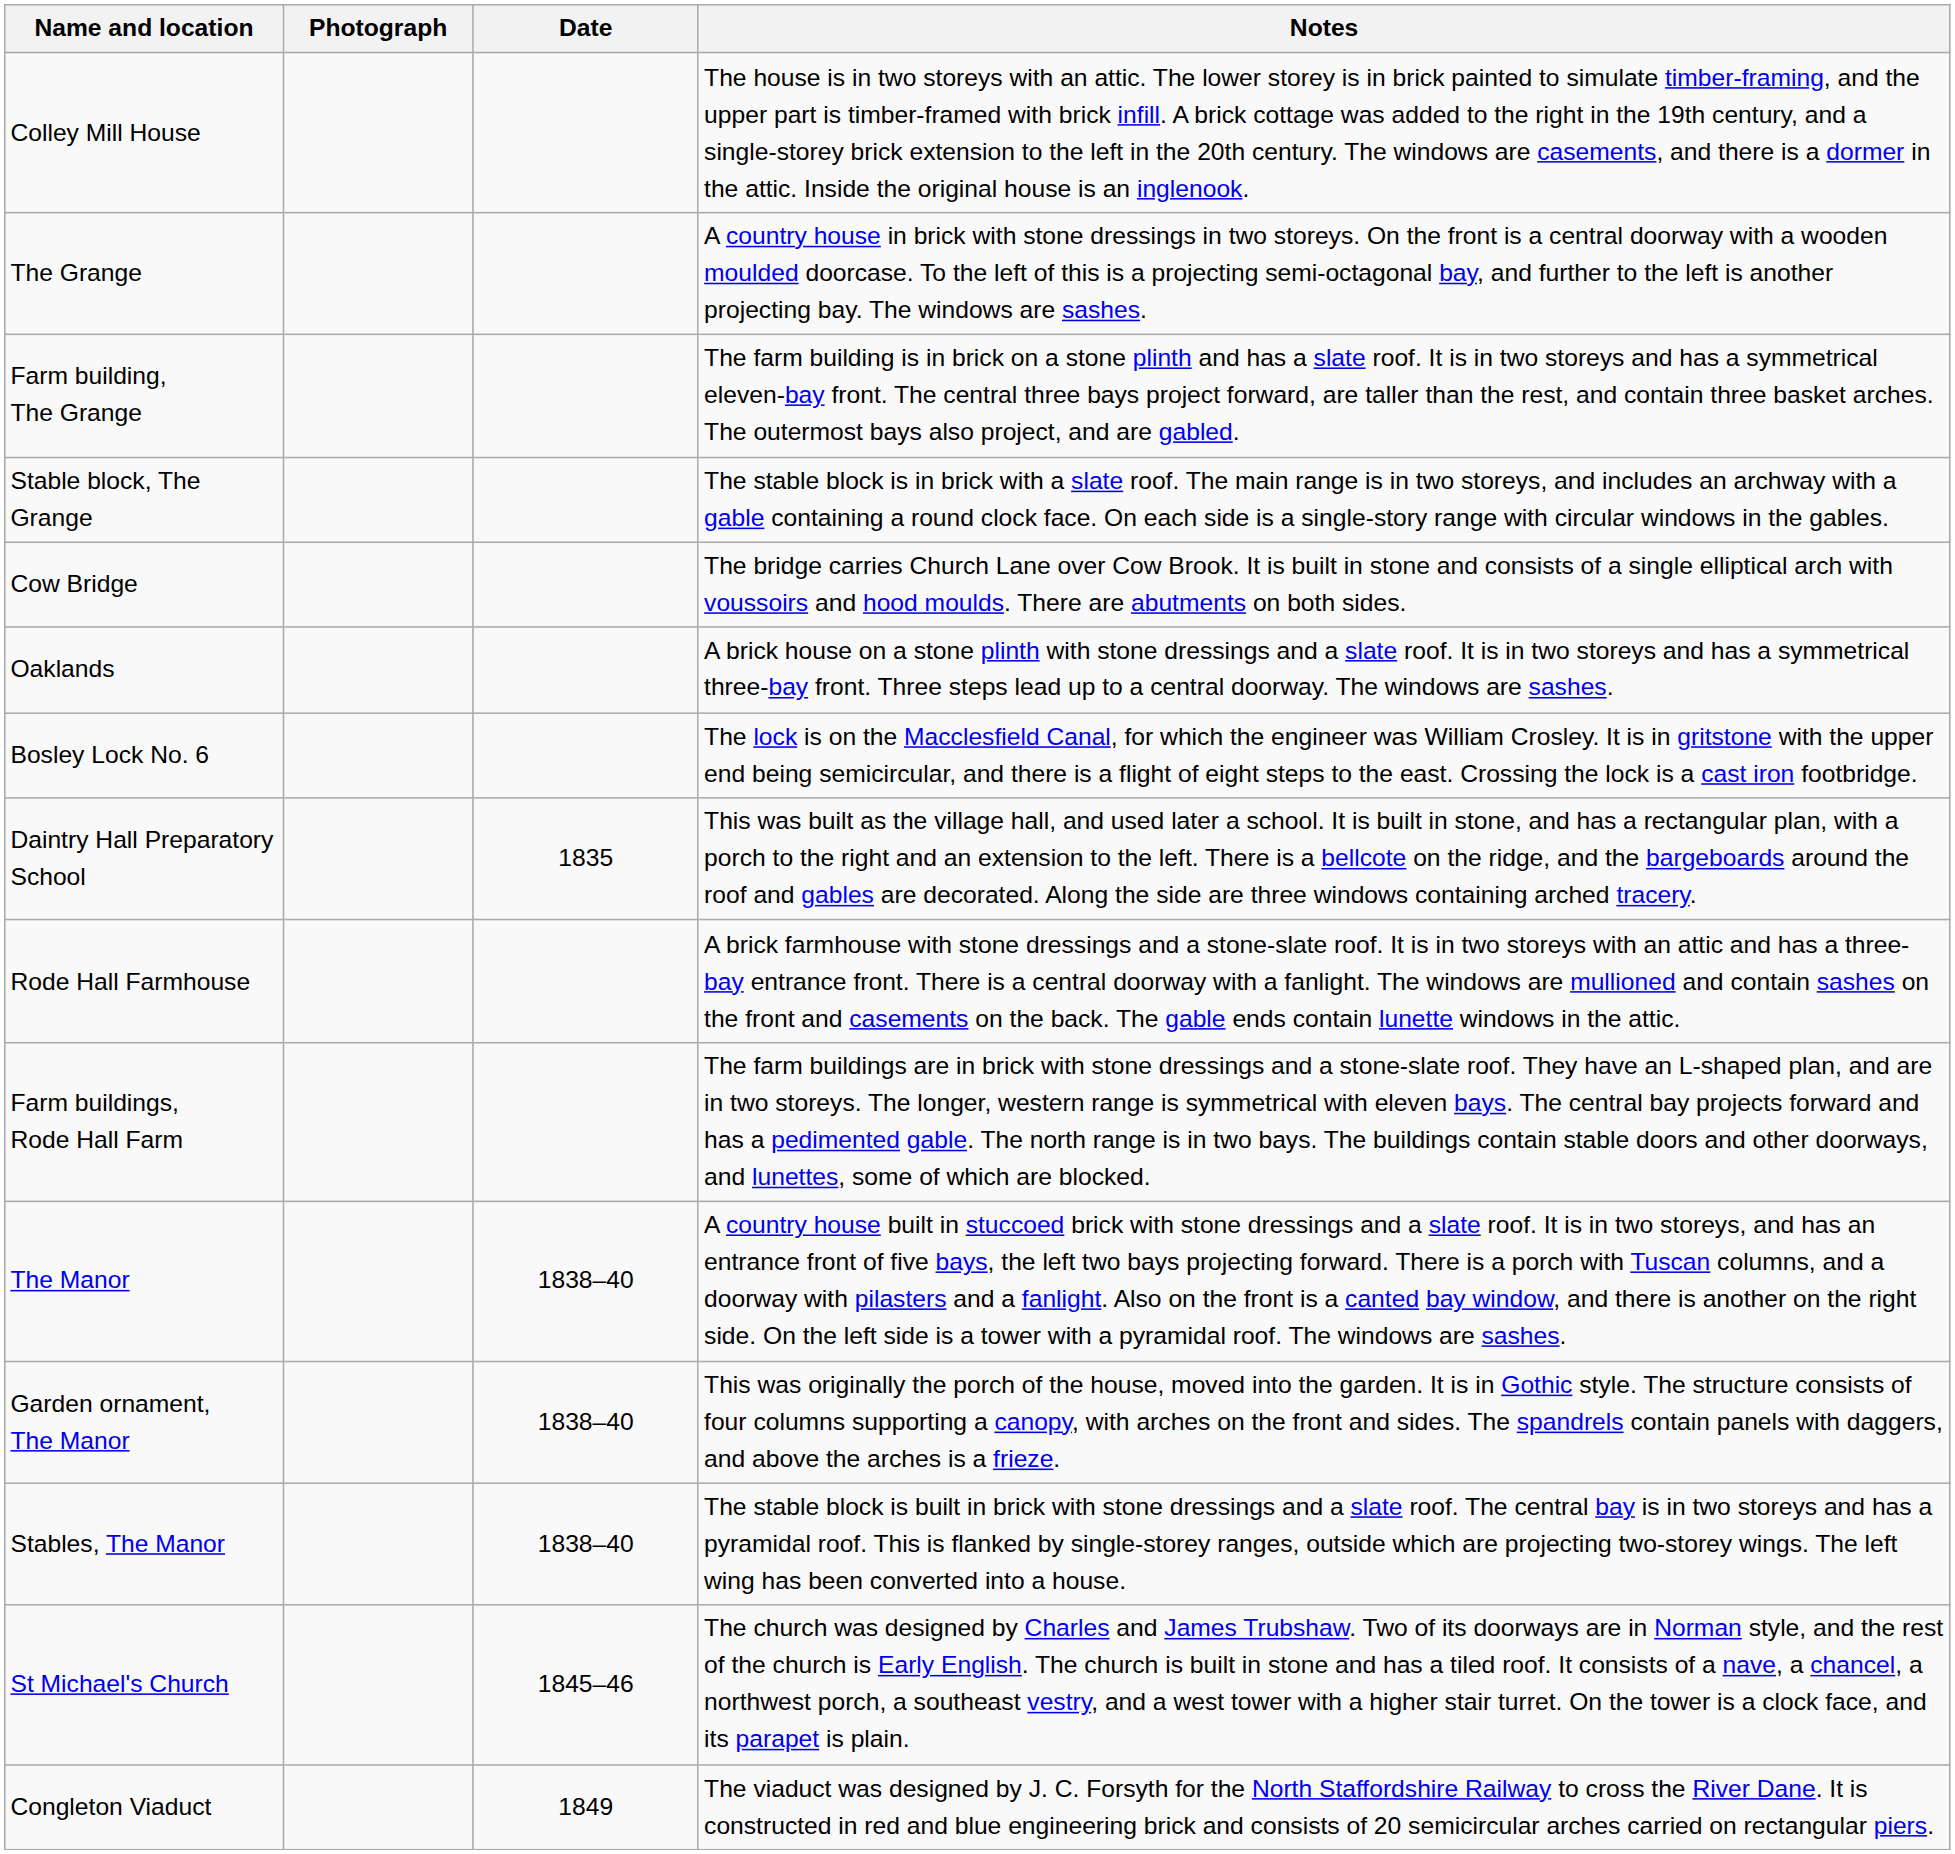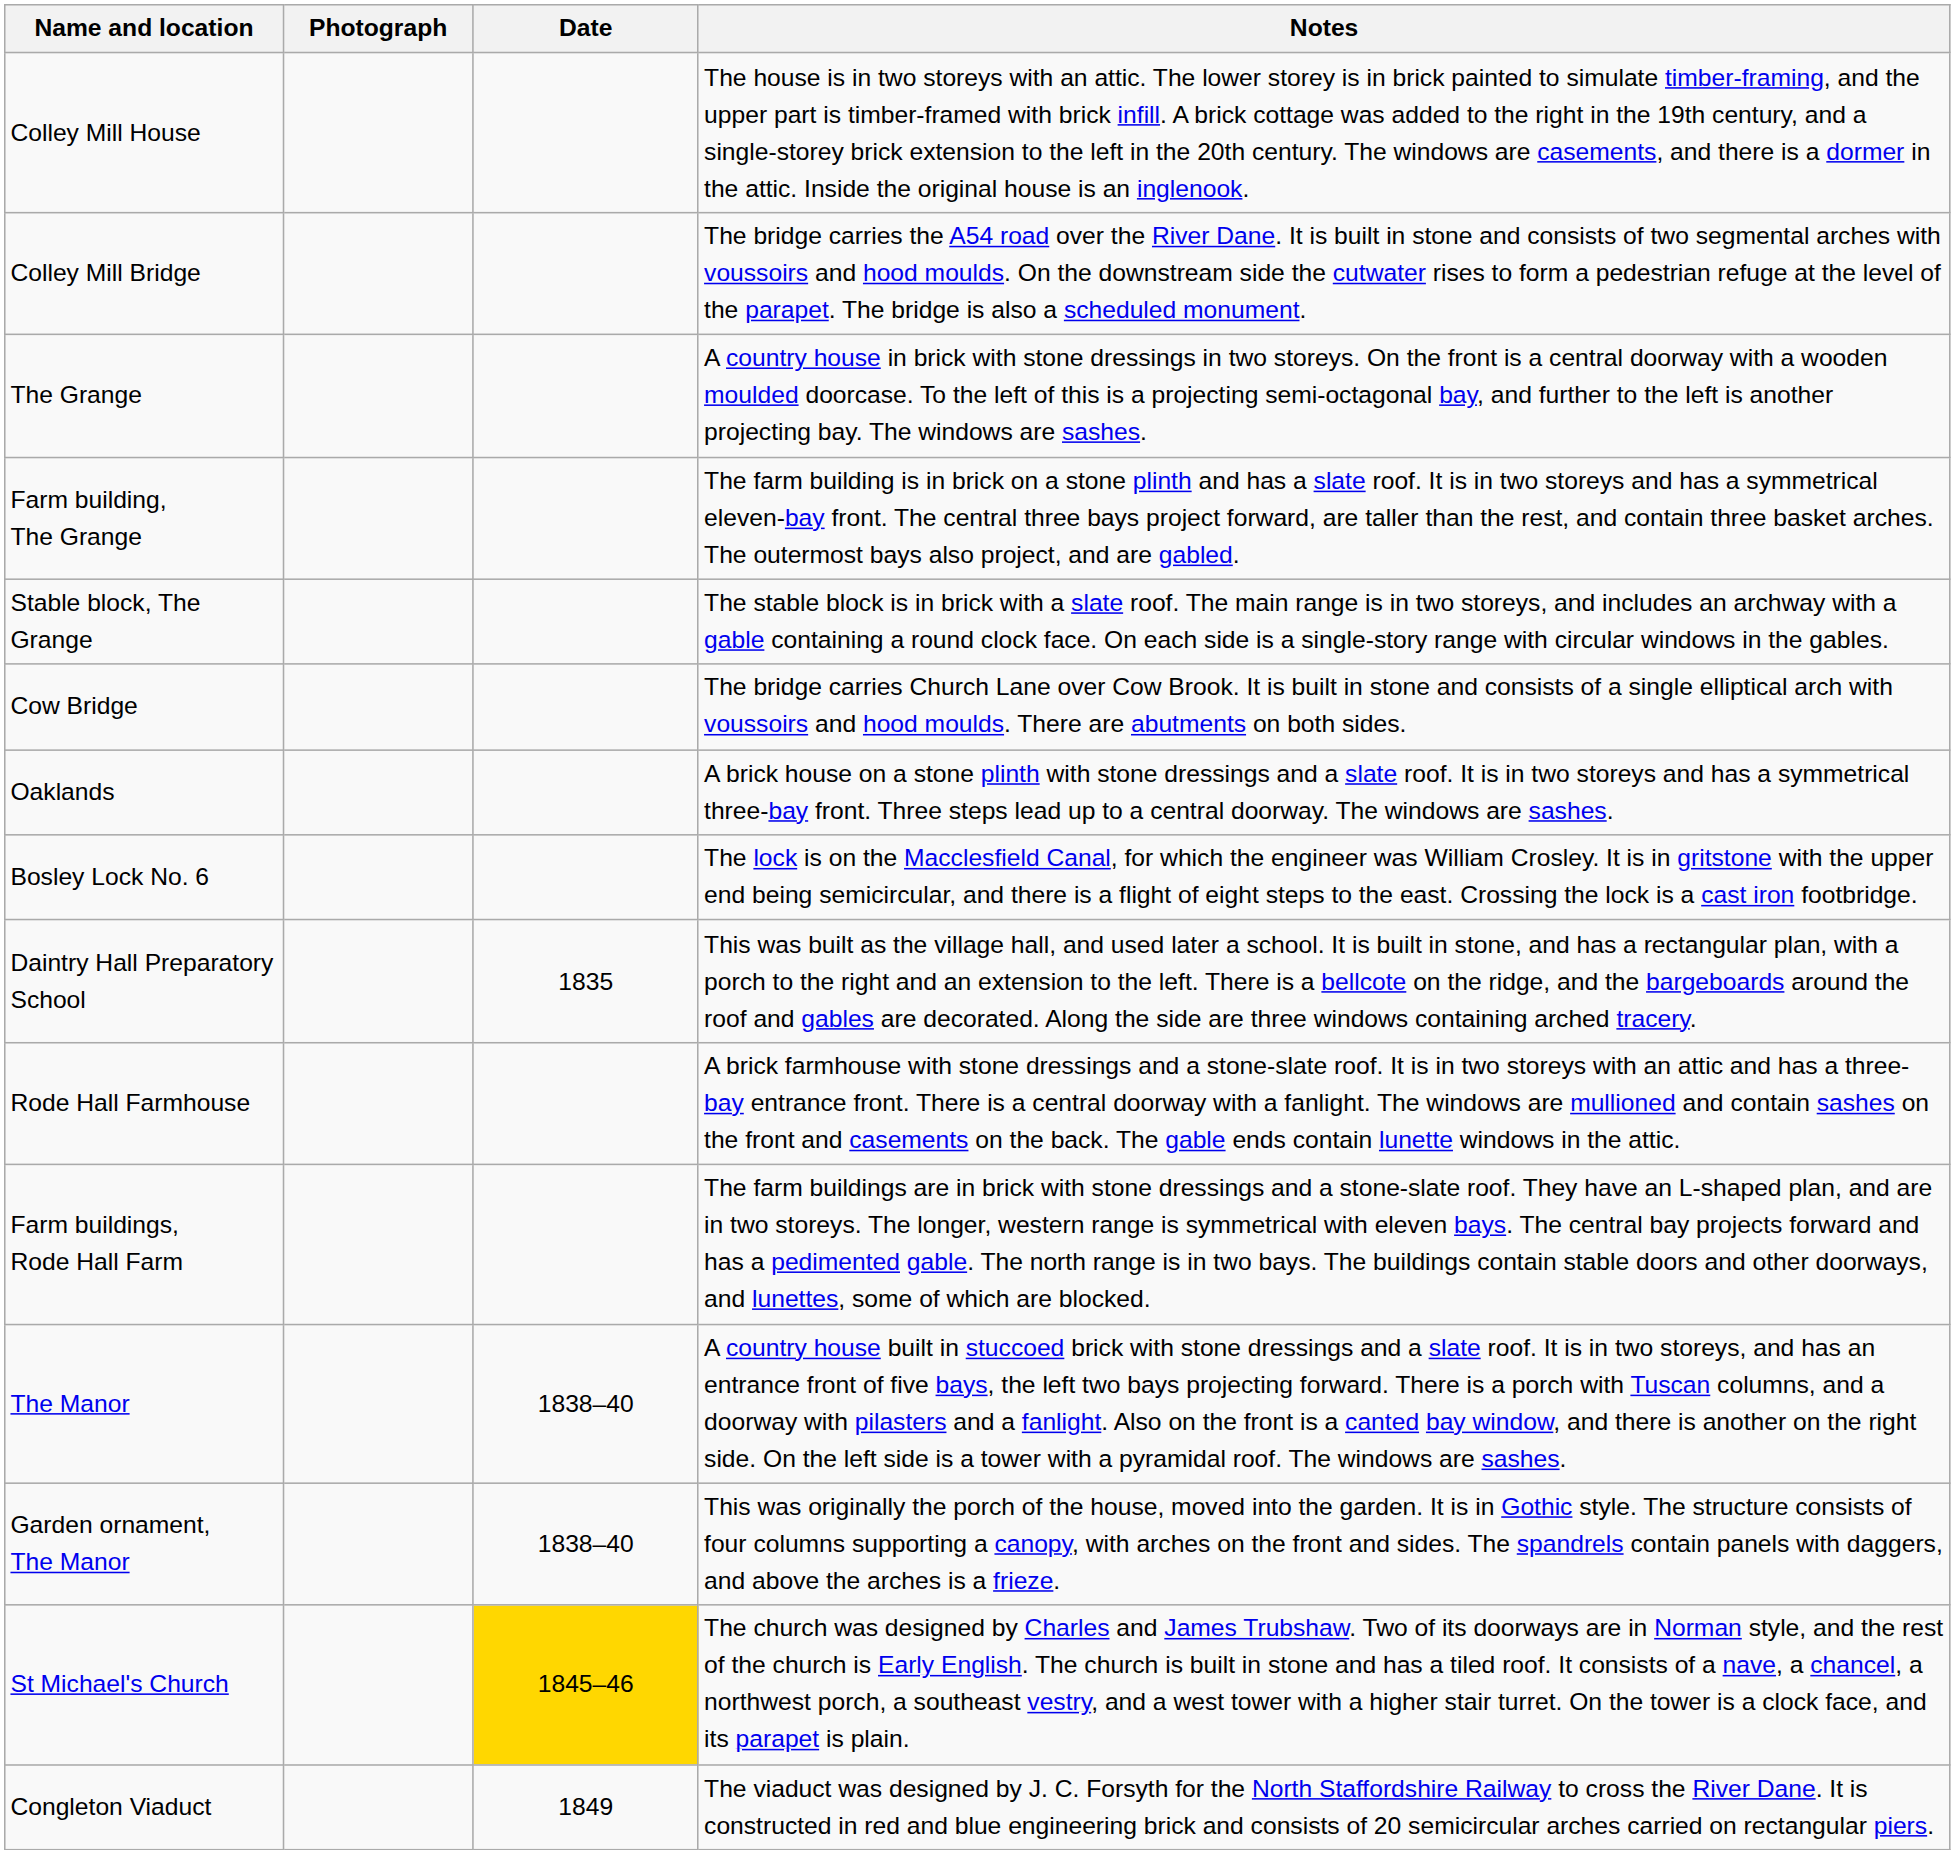+ row: (106, 273)
- row: (118, 1543)
(586, 1684) no background -> (586, 1684) gold background
